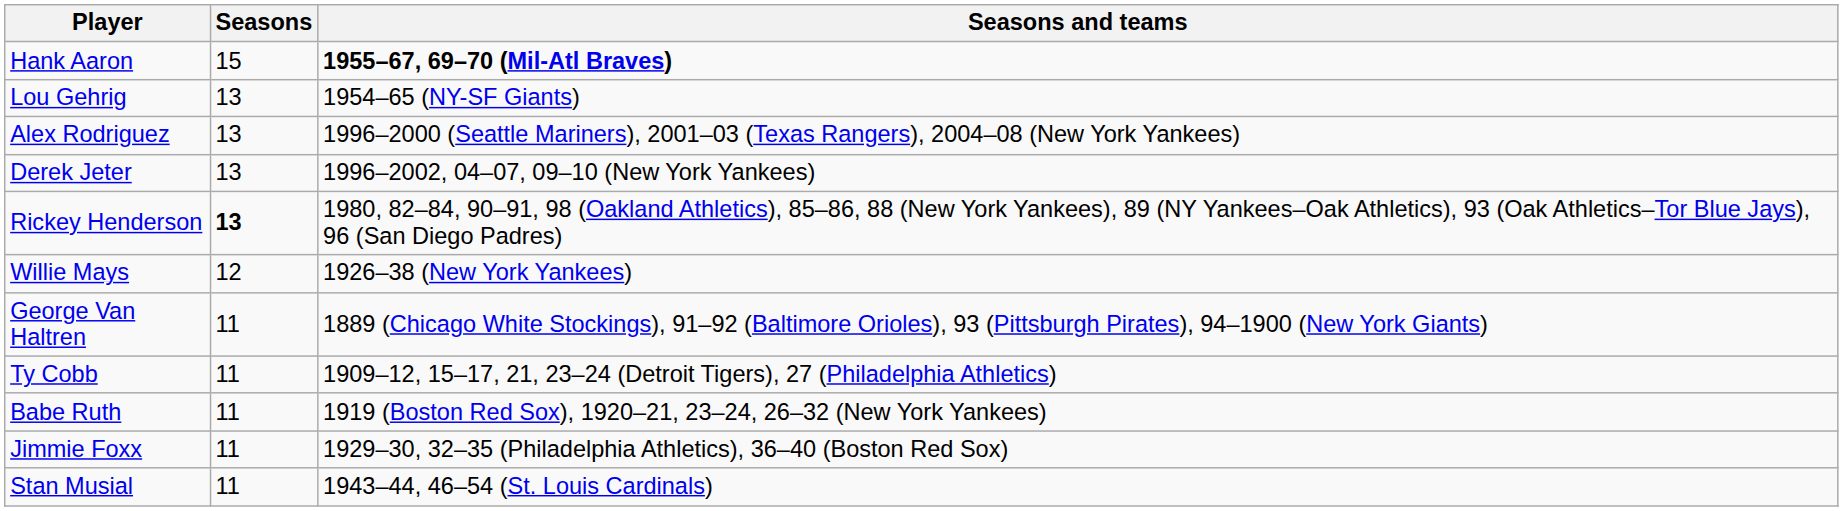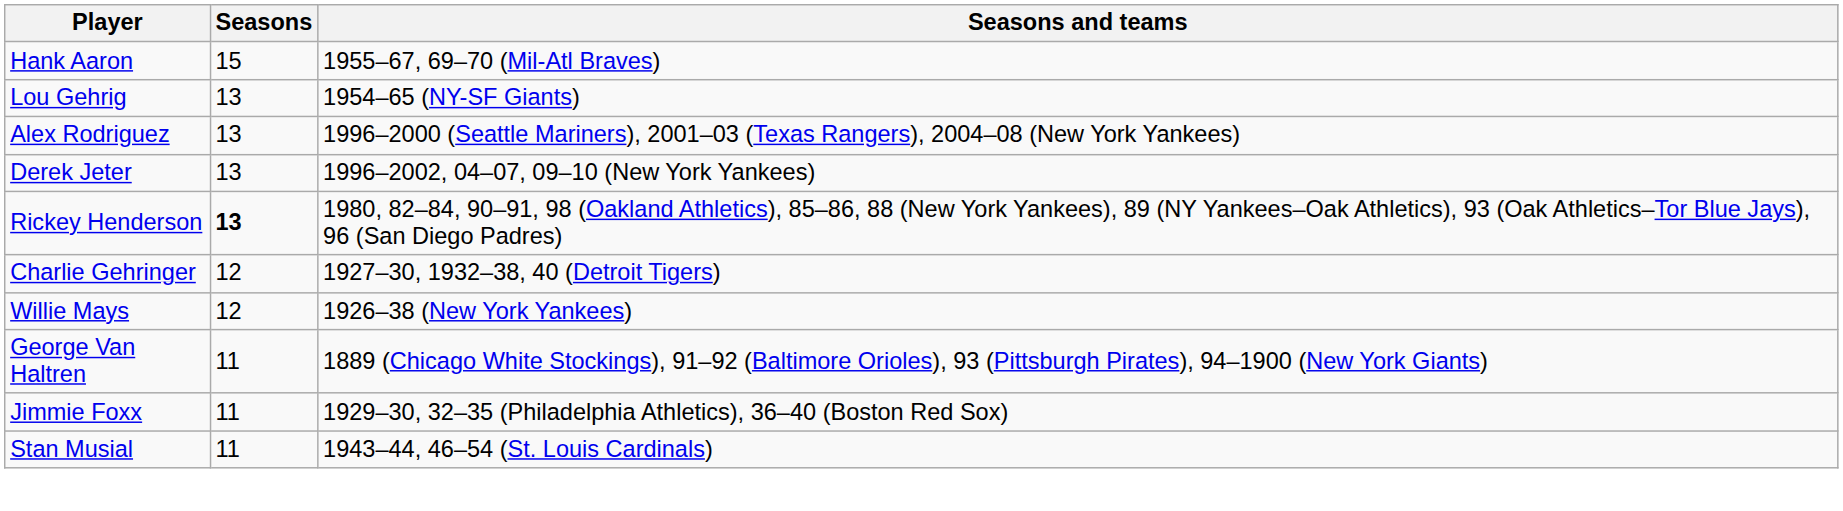(498, 60) bold -> (492, 60) normal
+ row: (103, 273)
- row: (54, 374)
- row: (66, 411)
